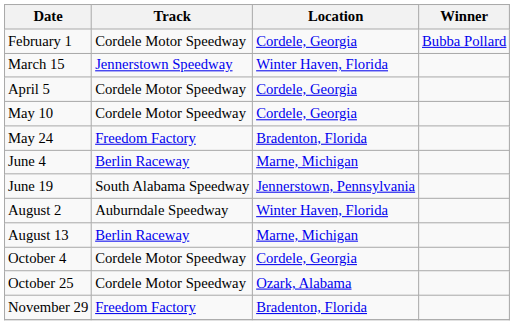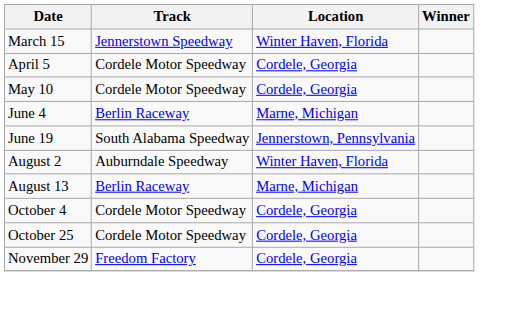- row: (40, 41)
- row: (31, 138)
(304, 283) Ozark, Alabama -> (307, 235) Cordele, Georgia
(312, 307) Bradenton, Florida -> (307, 259) Cordele, Georgia
